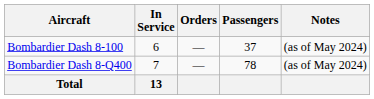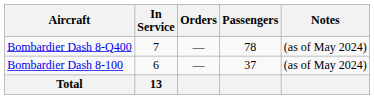rows swapped: (65, 46) <-> (69, 65)
